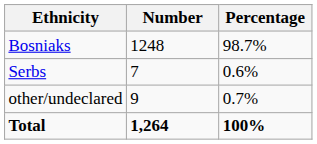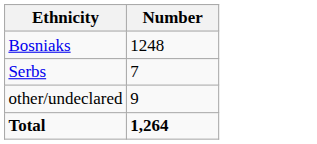- column: (265, 17)
